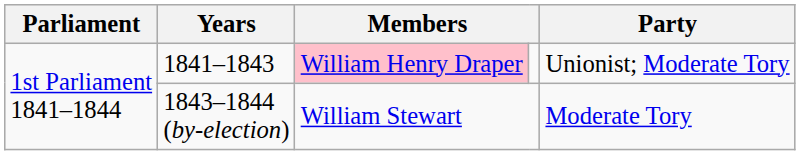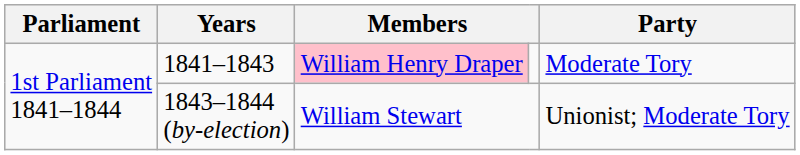(668, 63) Unionist; Moderate Tory -> (619, 63) Moderate Tory
(619, 116) Moderate Tory -> (668, 116) Unionist; Moderate Tory
